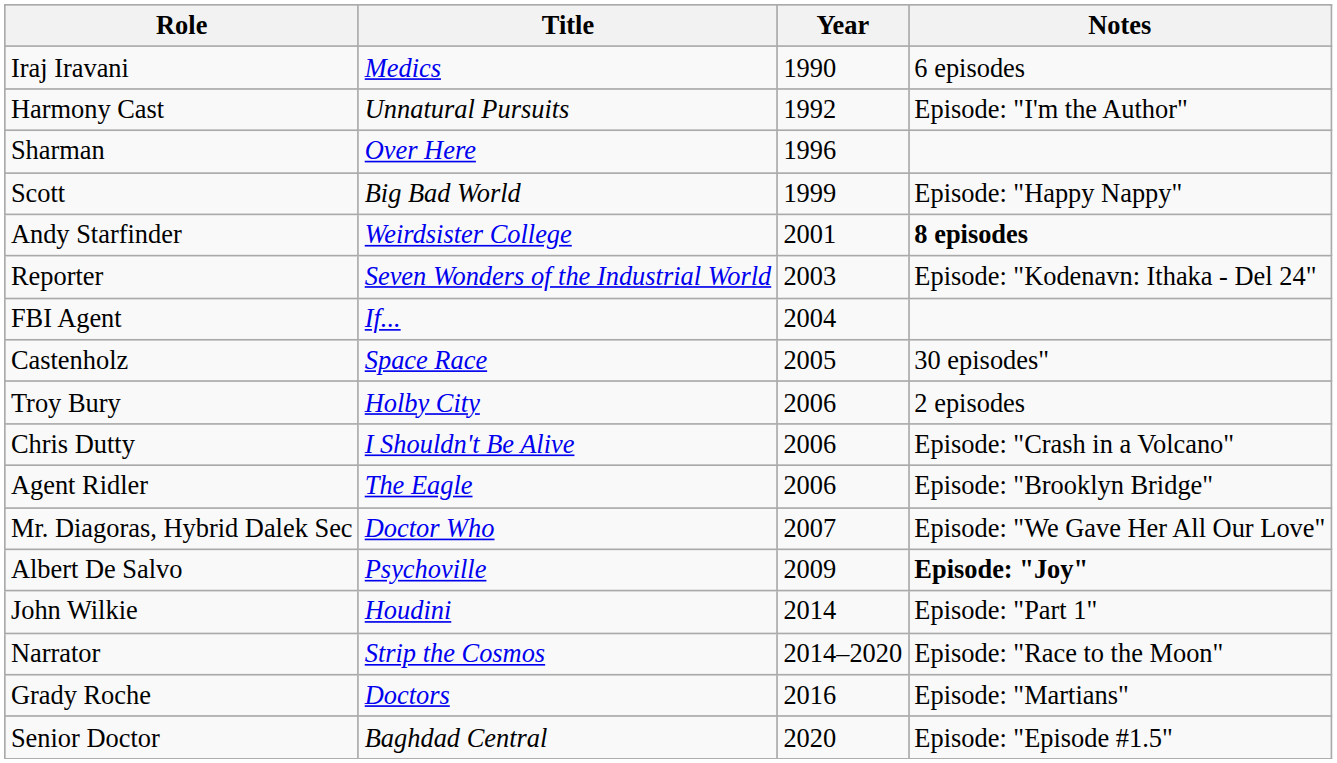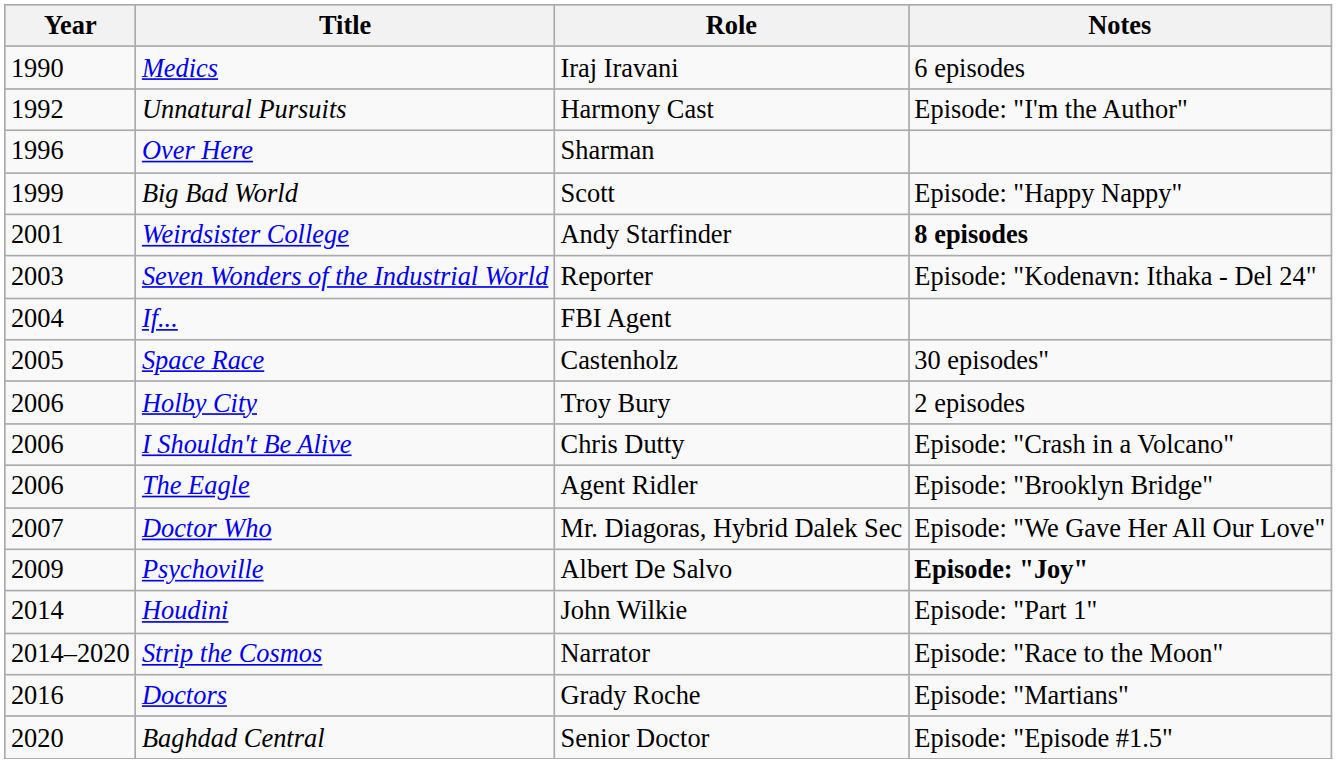columns swapped: (843, 25) <-> (182, 25)
